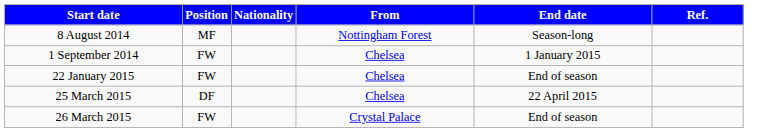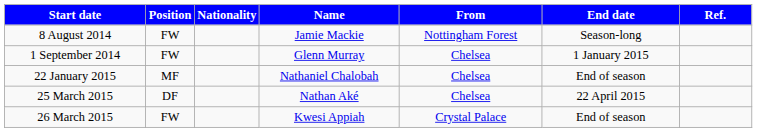+ column: (329, 15)
(207, 35) MF -> (170, 35) FW
(207, 76) FW -> (170, 76) MF
